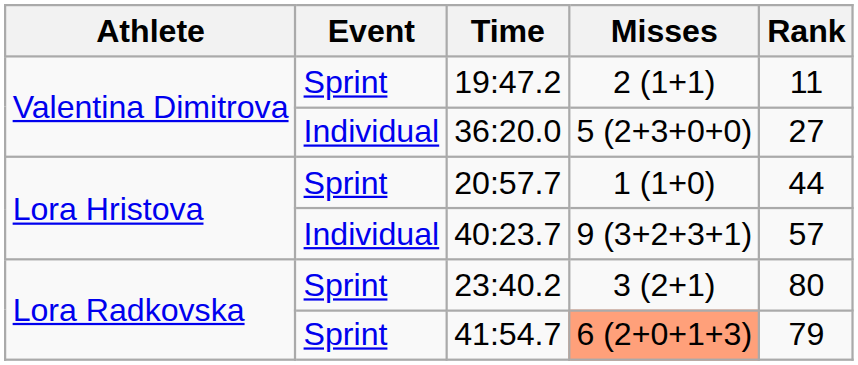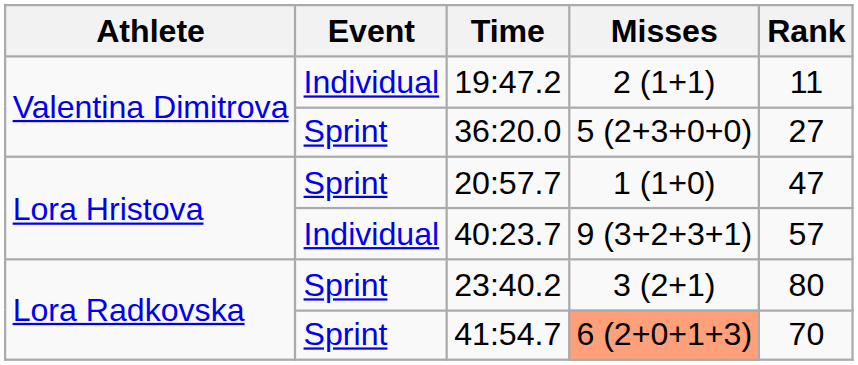(346, 82) Sprint -> (371, 82) Individual
(371, 132) Individual -> (346, 132) Sprint
(806, 183) 44 -> (806, 183) 47
(806, 335) 79 -> (806, 335) 70
